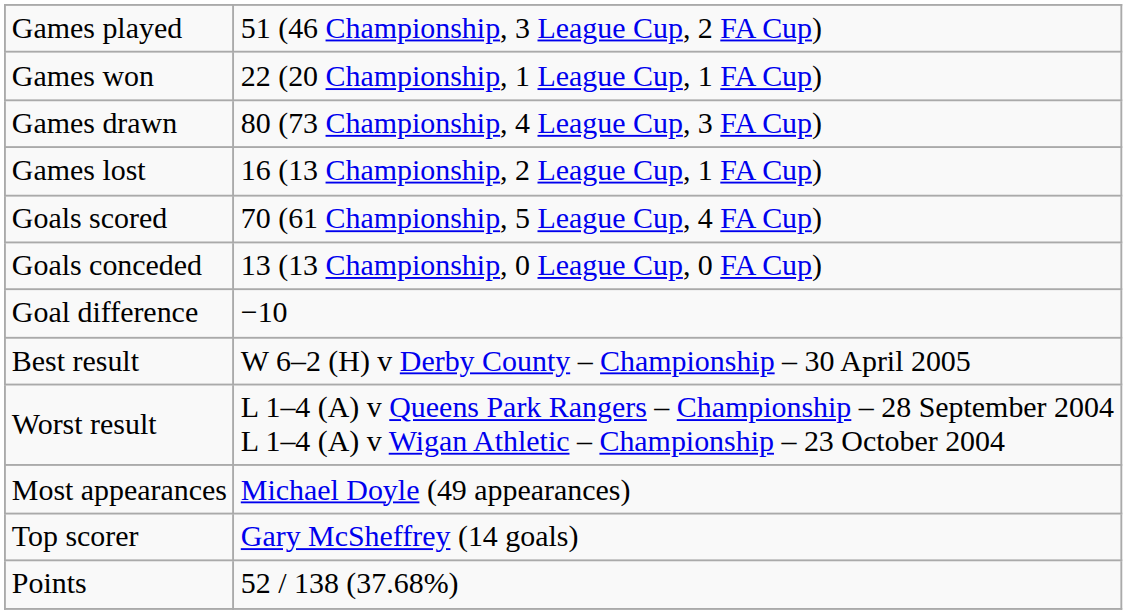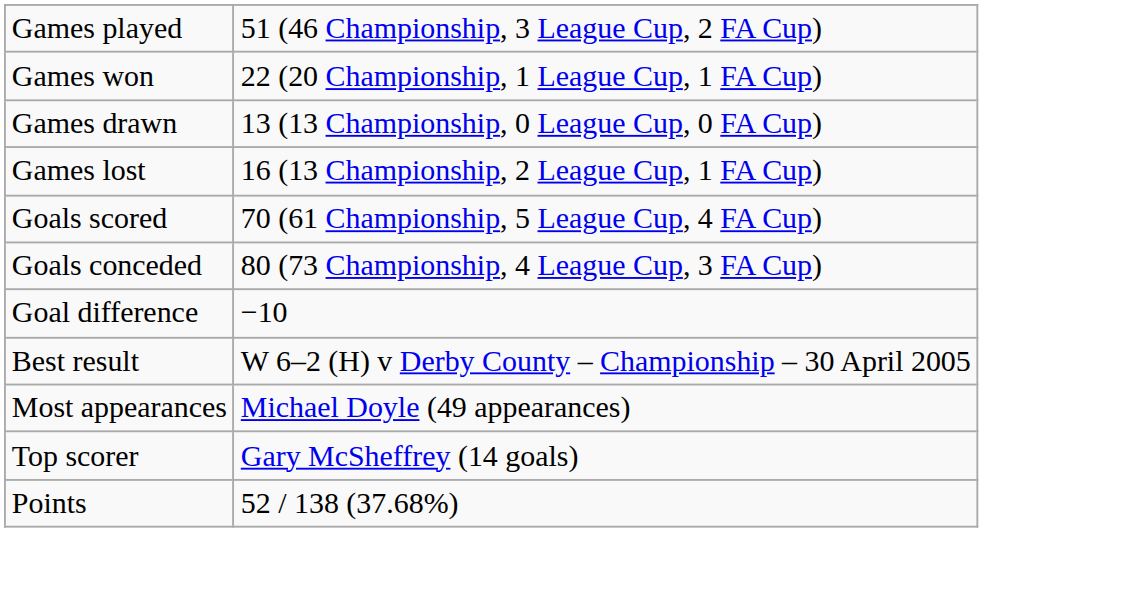(531, 123) 80 (73 Championship, 4 League Cup, 3 FA Cup) -> (531, 123) 13 (13 Championship, 0 League Cup, 0 FA Cup)
(531, 265) 13 (13 Championship, 0 League Cup, 0 FA Cup) -> (531, 265) 80 (73 Championship, 4 League Cup, 3 FA Cup)
- row: (84, 424)
